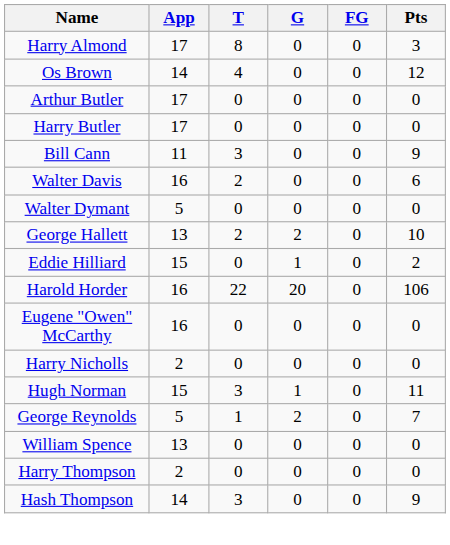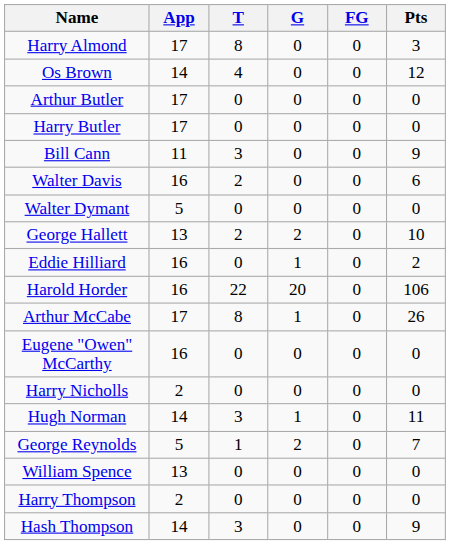(179, 262) 15 -> (179, 262) 16
+ row: (77, 316)
(179, 390) 15 -> (179, 417) 14
